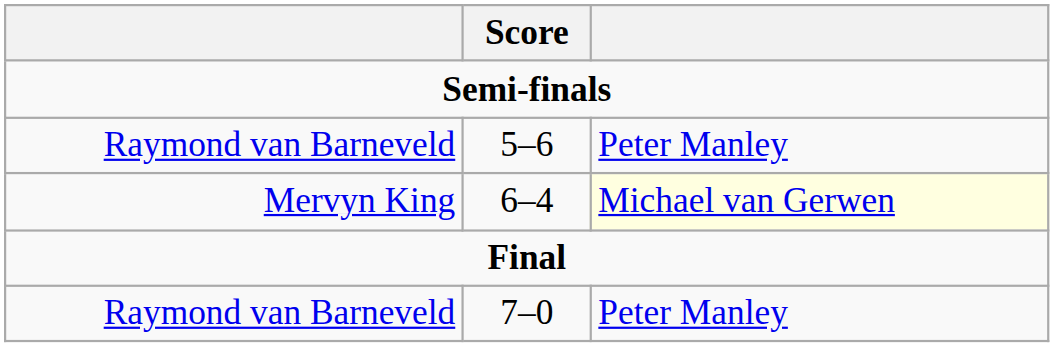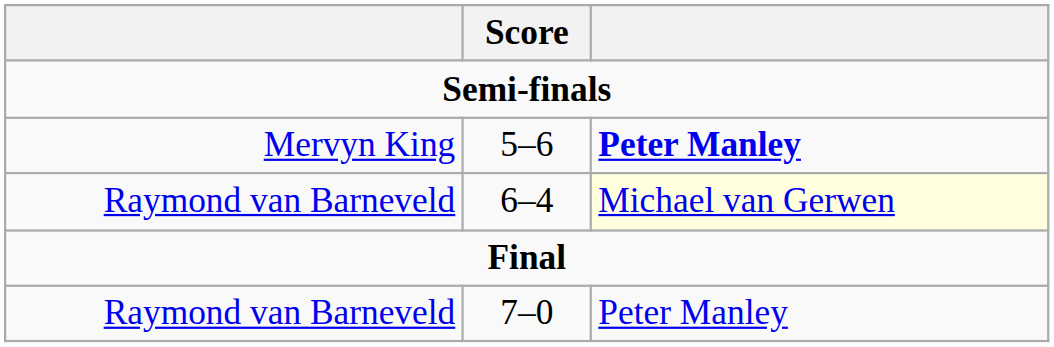(279, 144) Raymond van Barneveld -> (359, 144) Mervyn King
(693, 144) normal -> (700, 144) bold
(359, 200) Mervyn King -> (279, 200) Raymond van Barneveld
